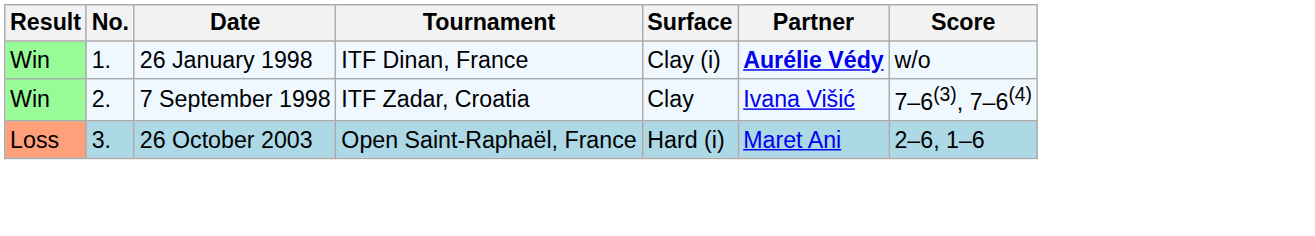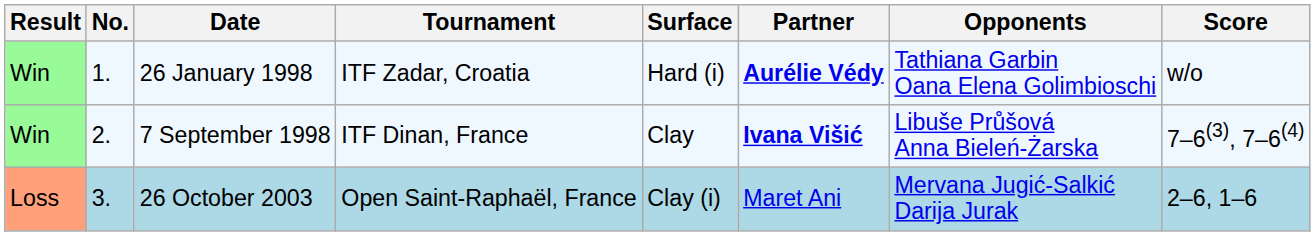+ column: (1025, 22)
(435, 59) ITF Dinan, France -> (435, 72) ITF Zadar, Croatia
(684, 59) Clay (i) -> (686, 72) Hard (i)
(435, 99) ITF Zadar, Croatia -> (435, 135) ITF Dinan, France
(799, 99) normal -> (803, 135) bold
(686, 139) Hard (i) -> (684, 198) Clay (i)
